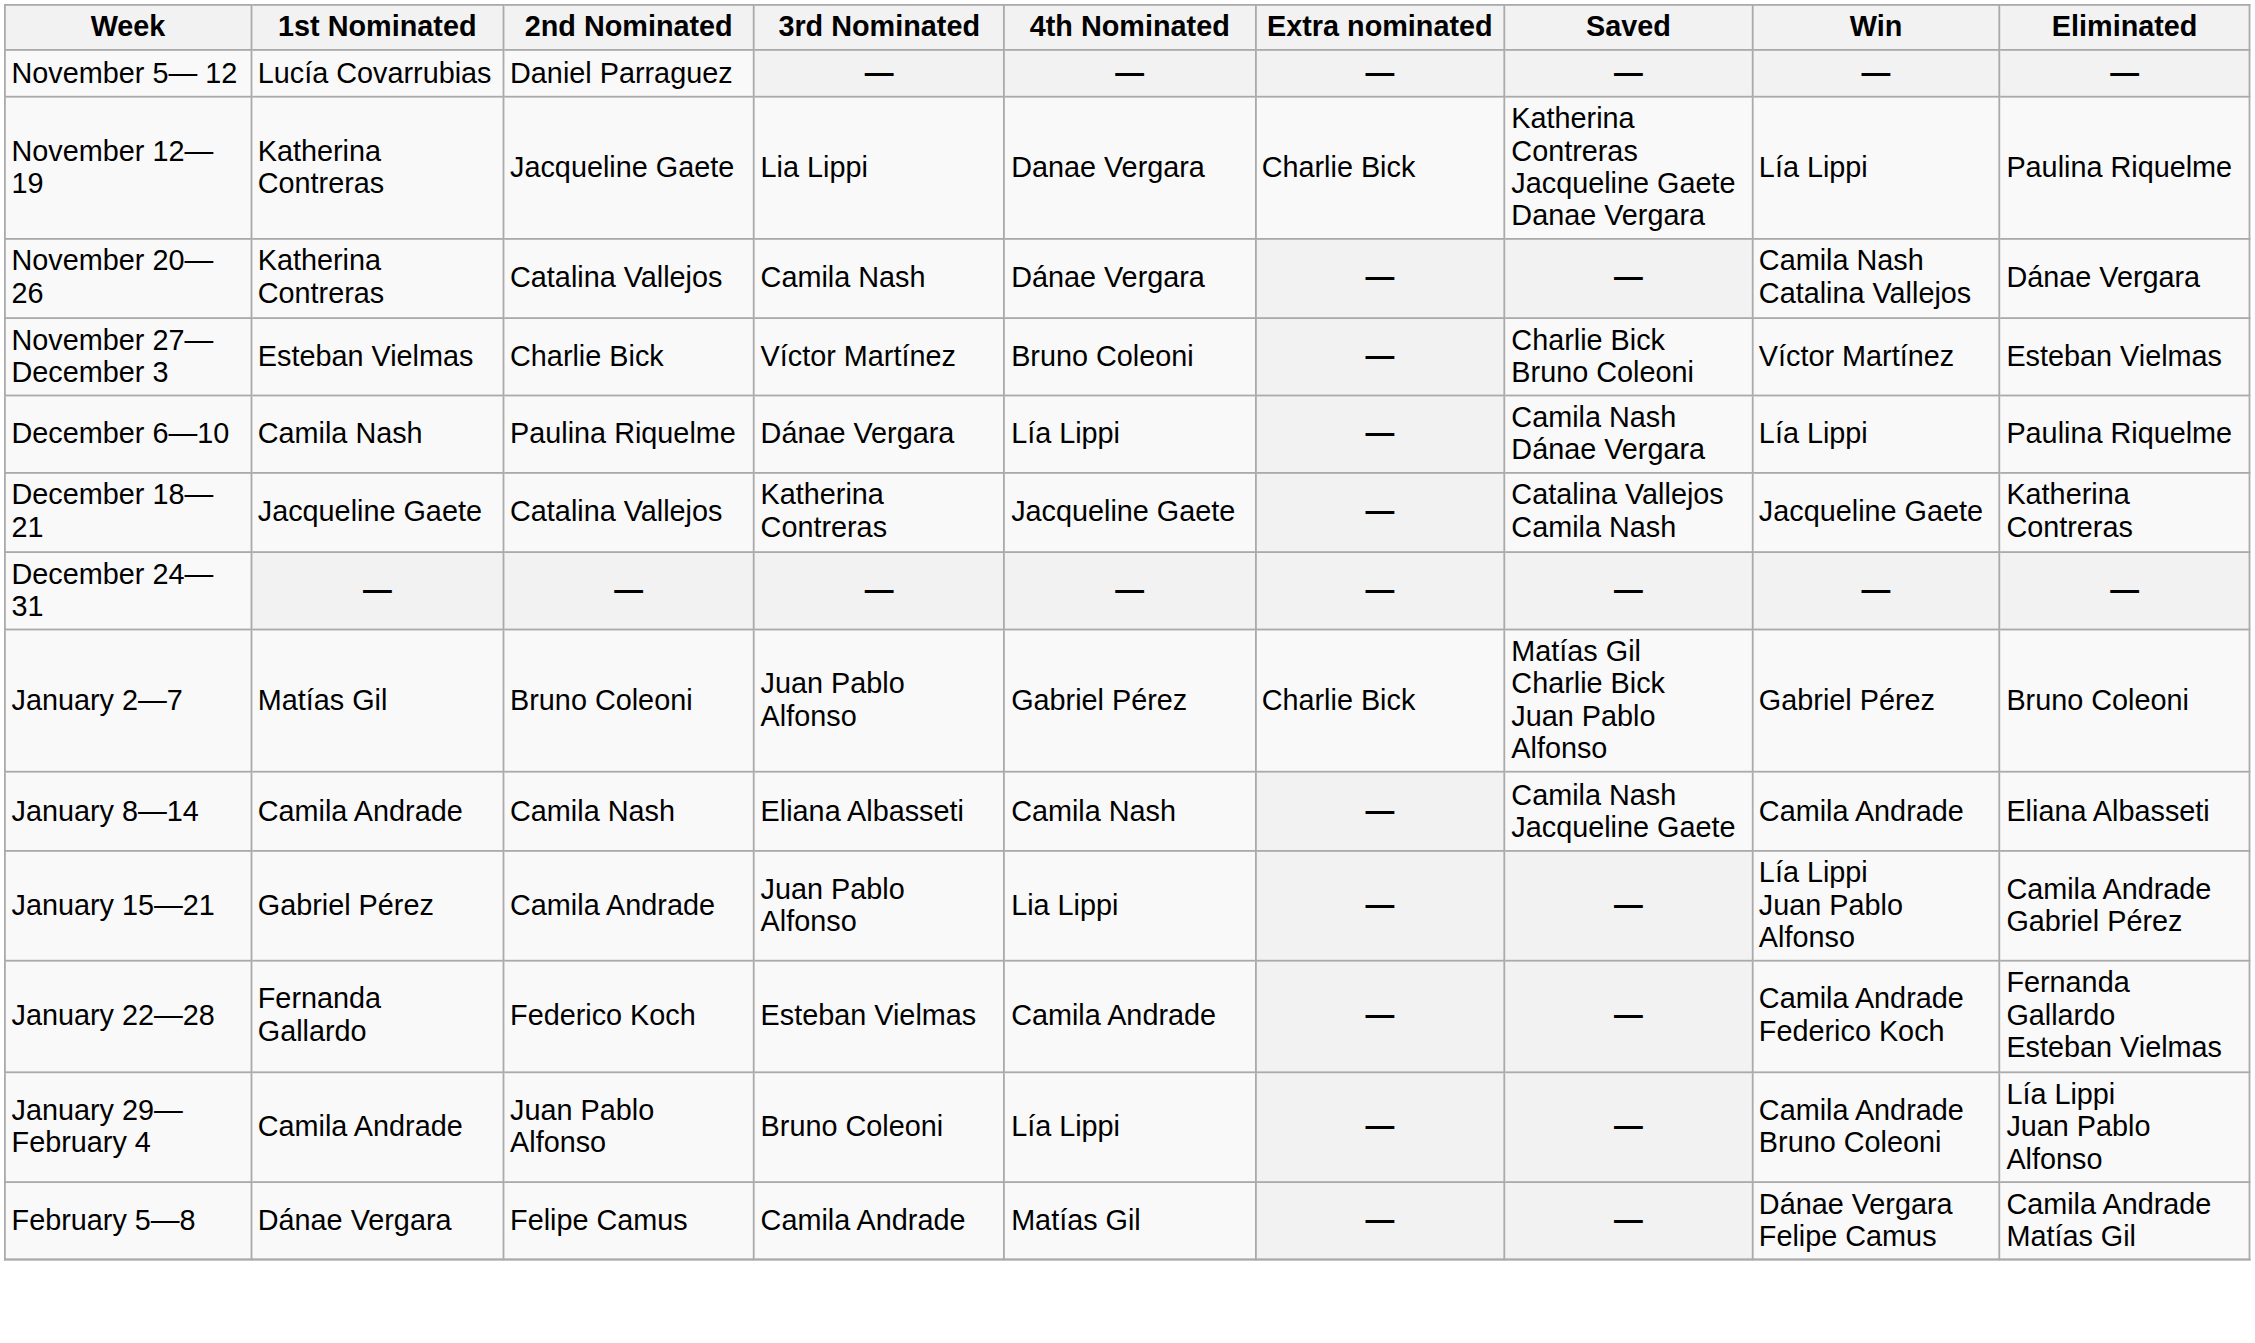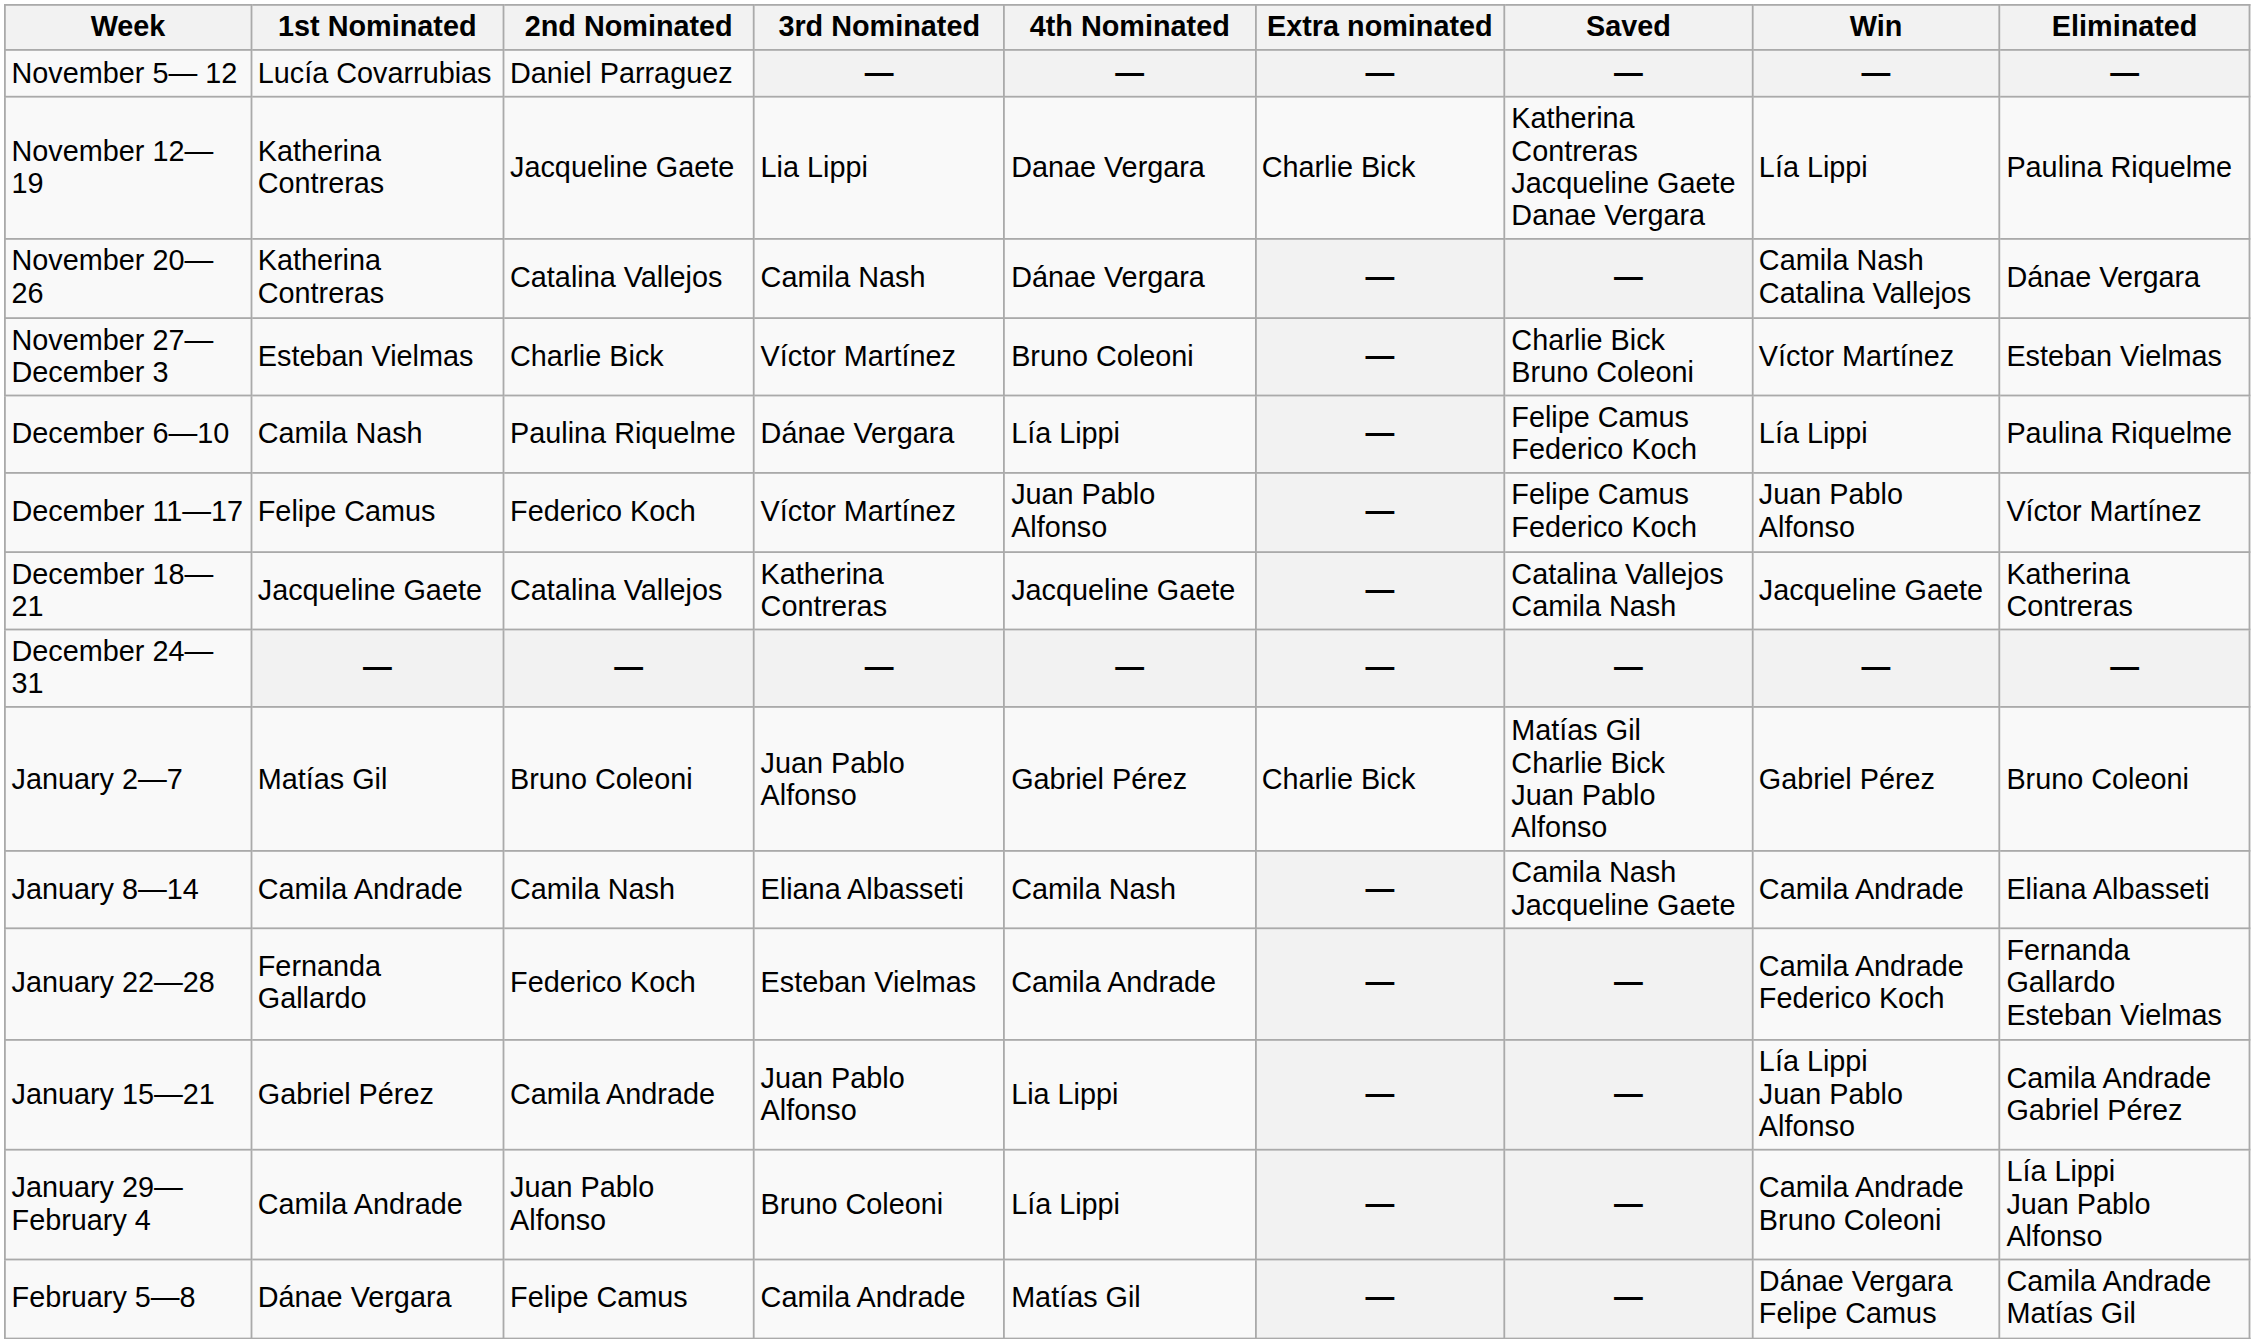(1608, 433) Camila Nash Dánae Vergara -> (1604, 433) Felipe Camus Federico Koch
+ row: (127, 511)
rows swapped: (113, 905) <-> (113, 1015)
